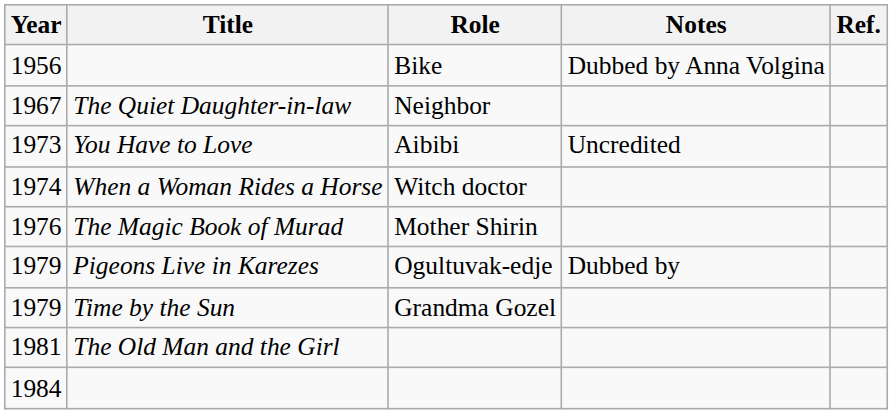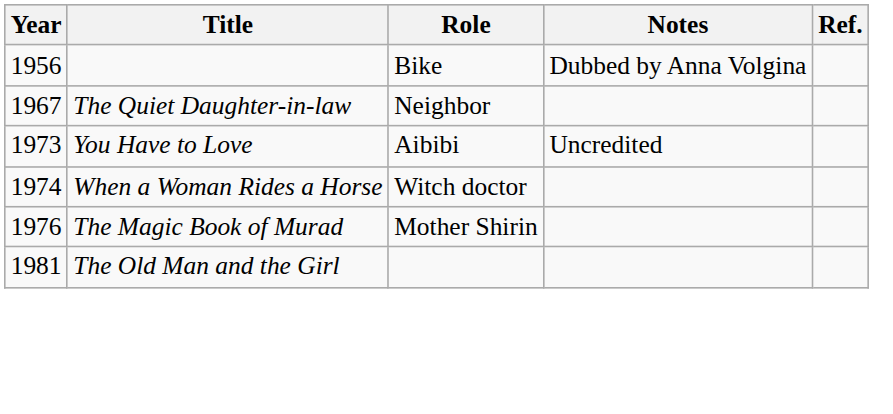- row: (36, 266)
- row: (36, 307)
- row: (36, 387)
